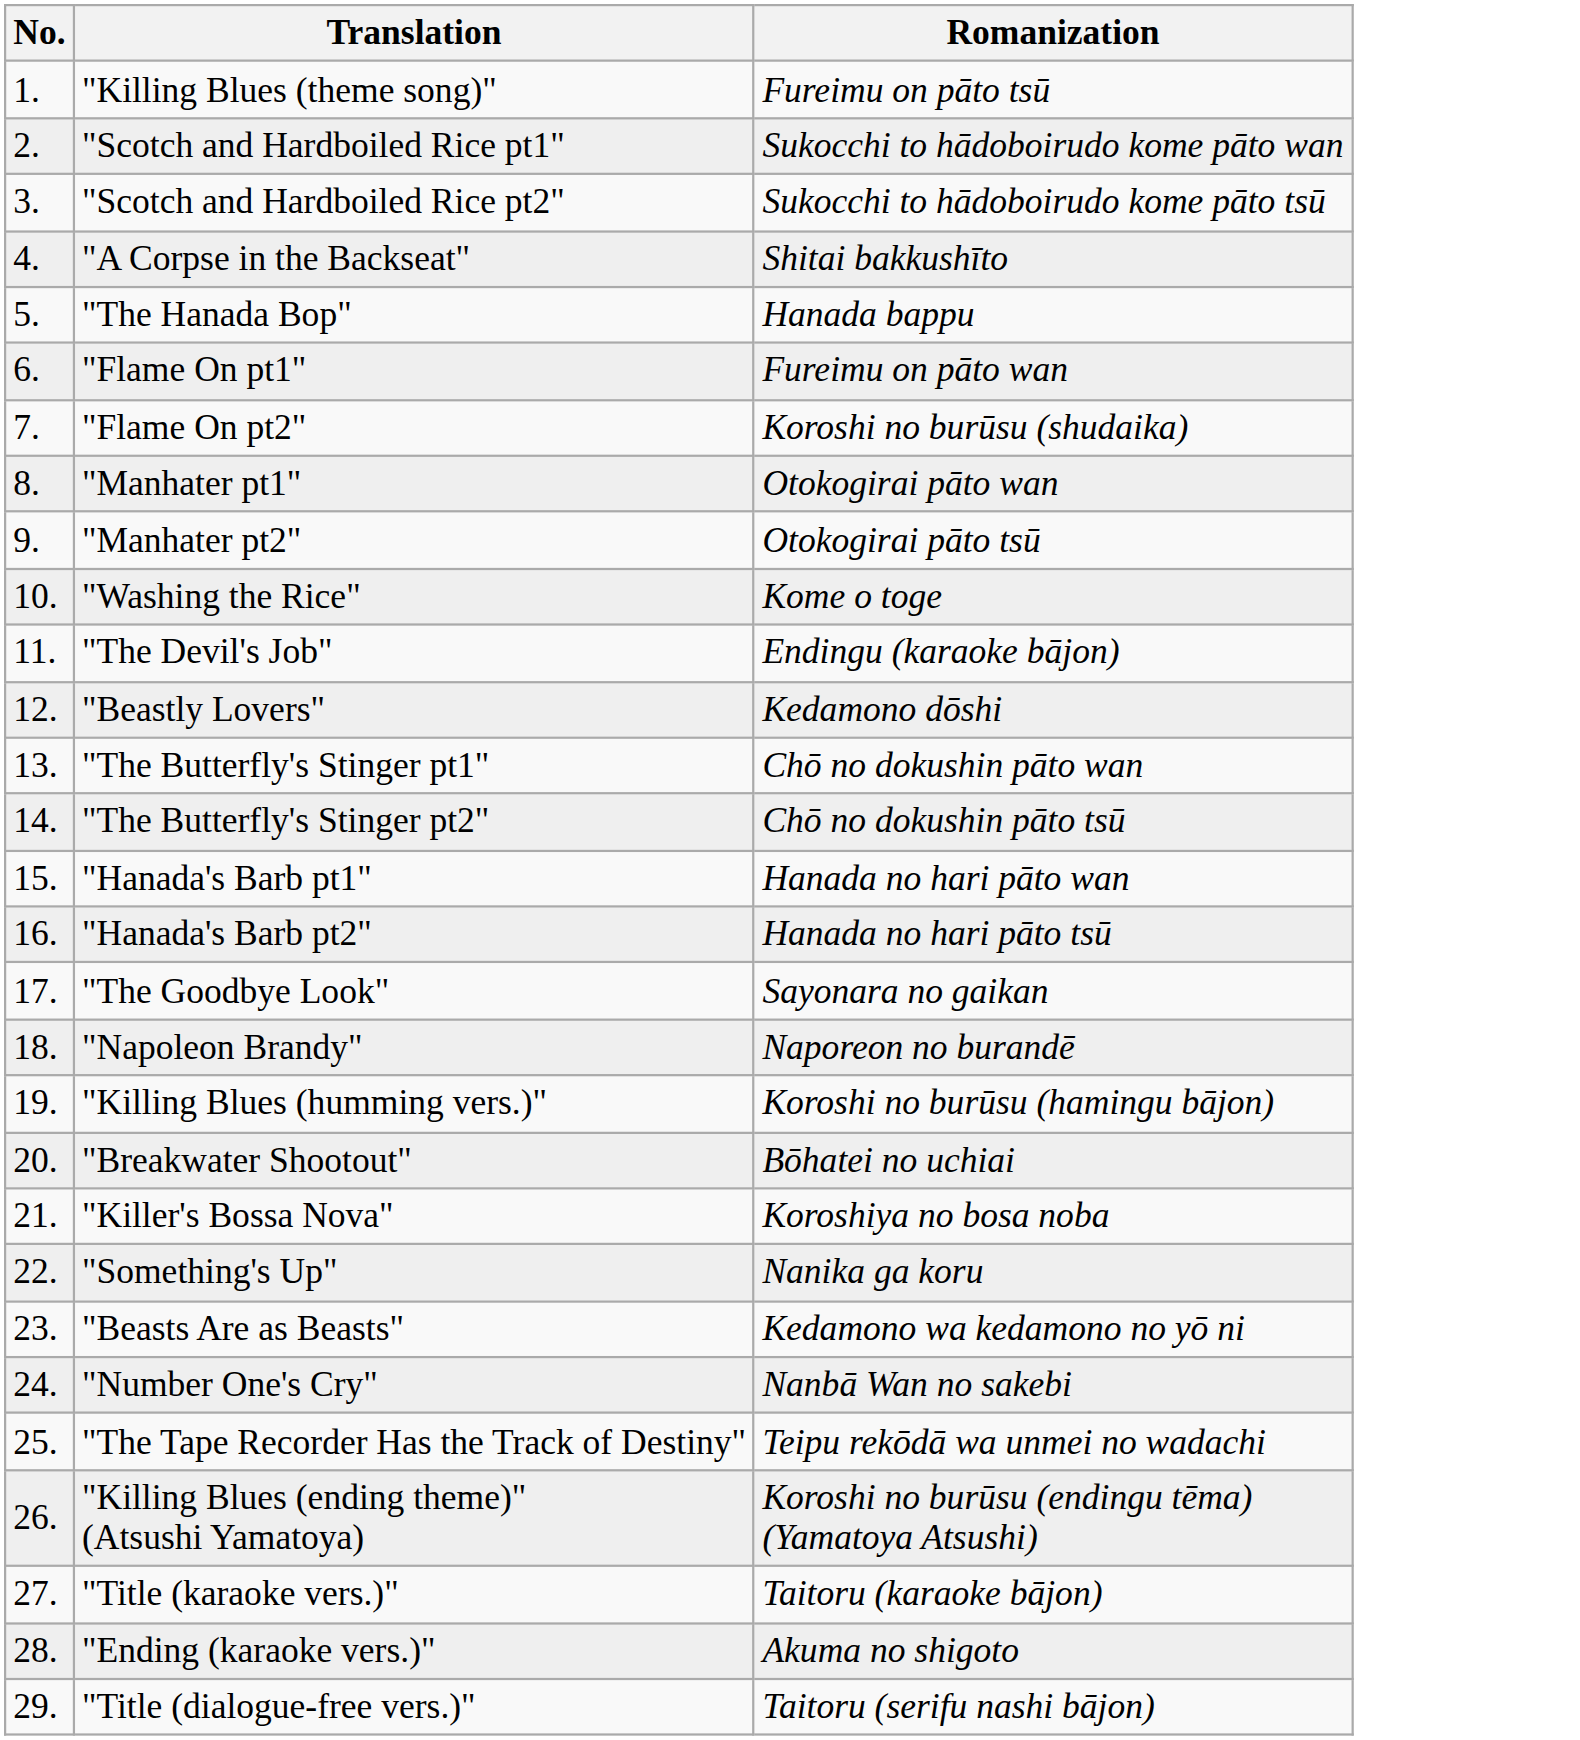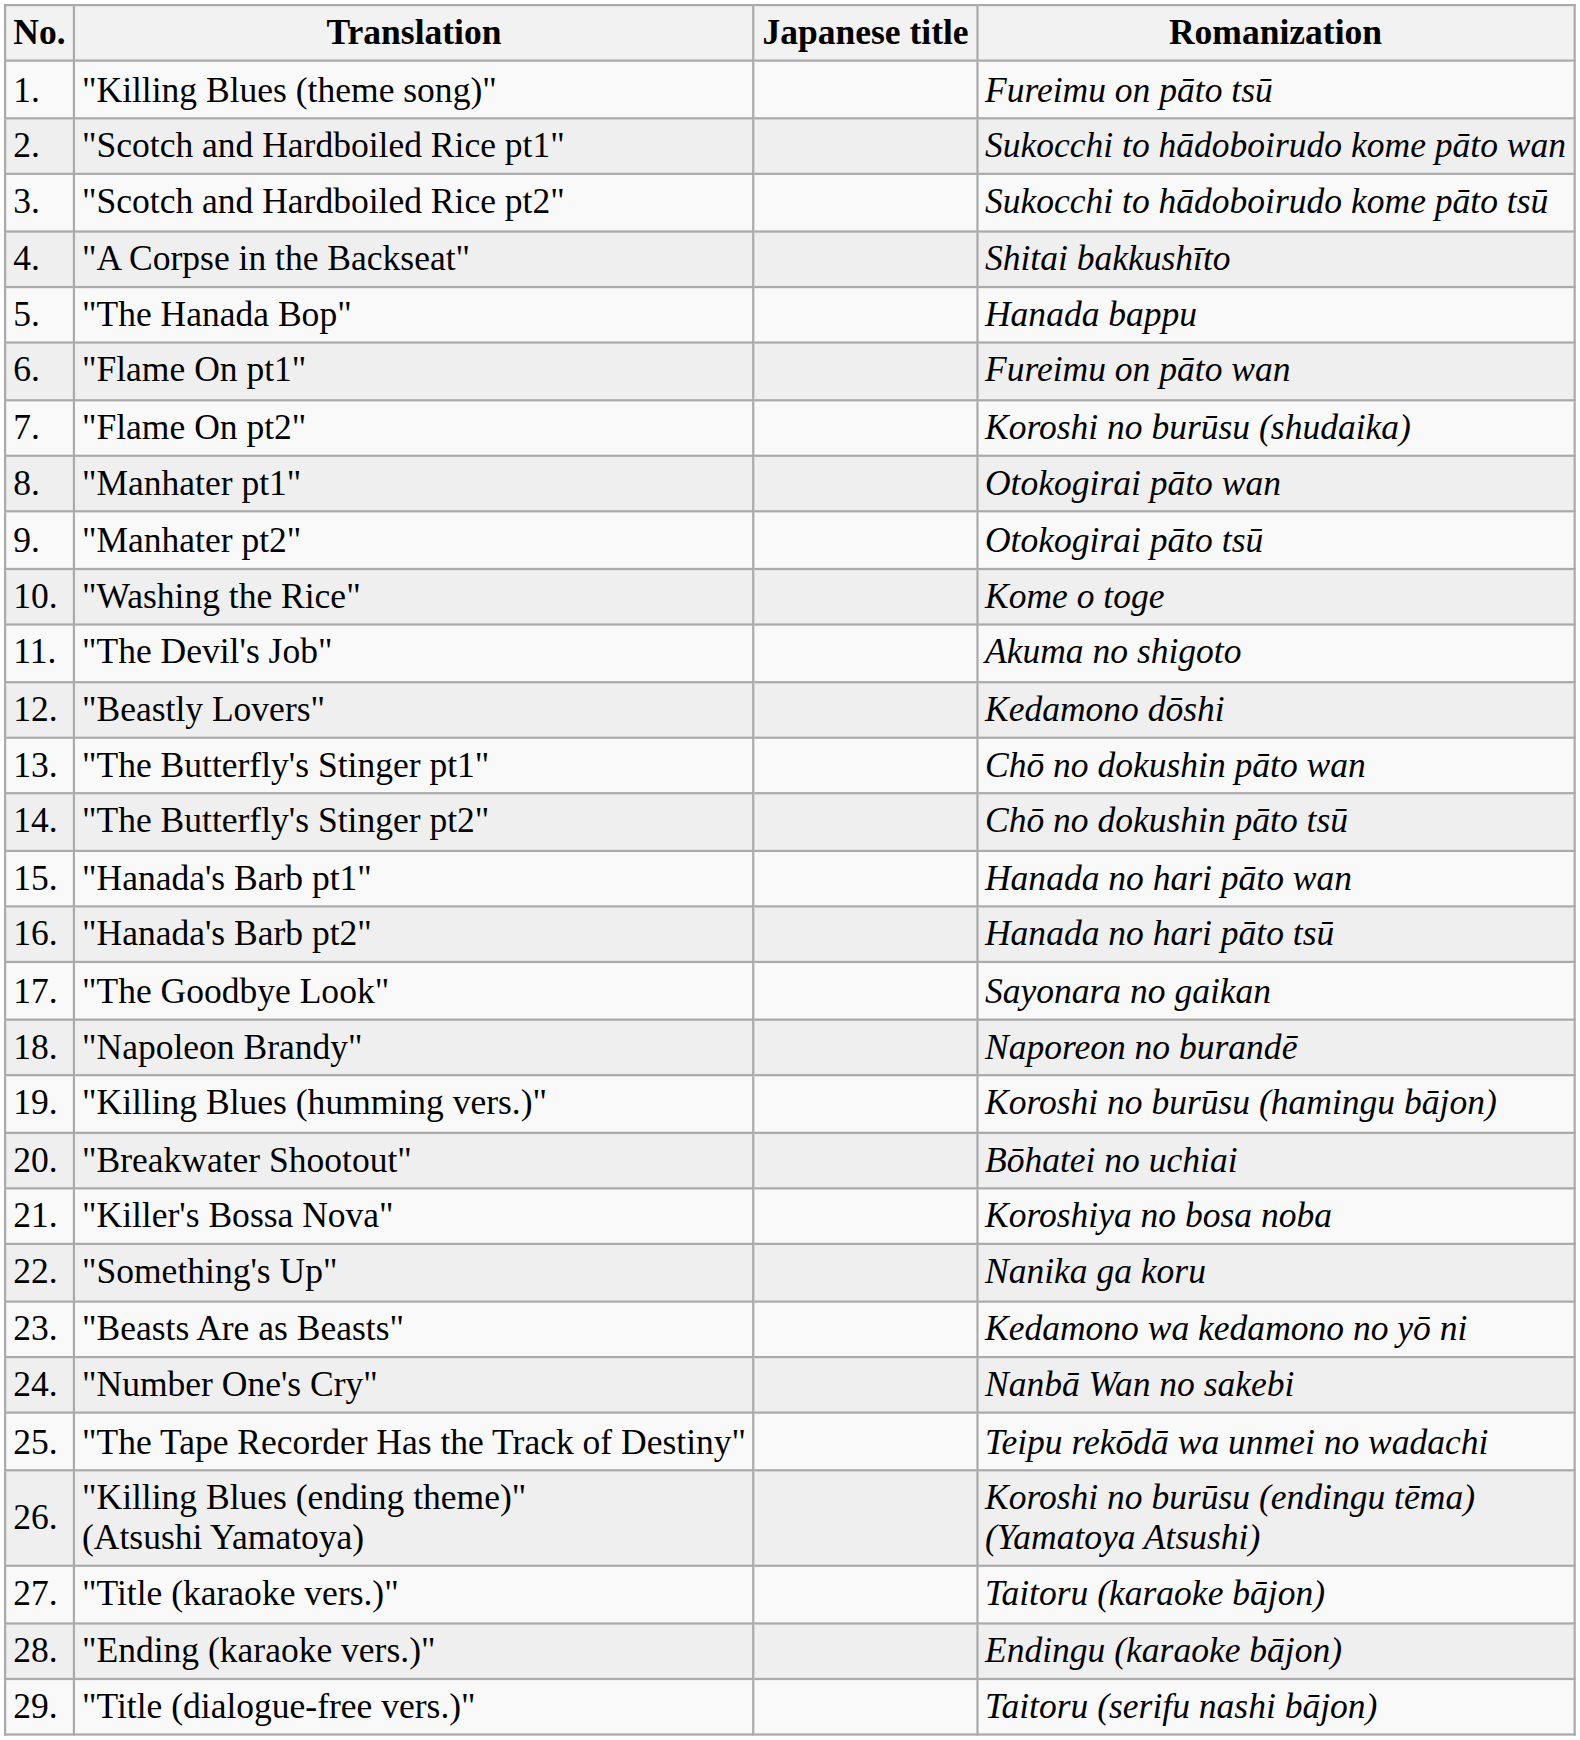+ column: (865, 32)
(941, 652) Endingu (karaoke bājon) -> (1113, 652) Akuma no shigoto
(891, 1649) Akuma no shigoto -> (1164, 1649) Endingu (karaoke bājon)
